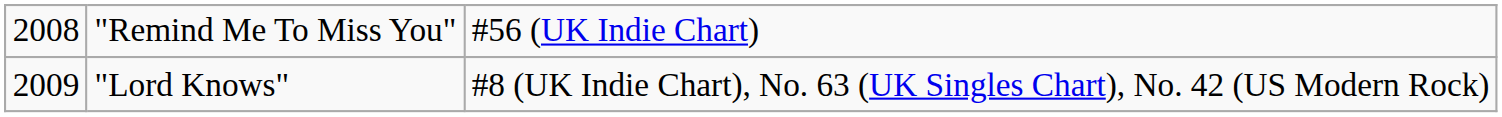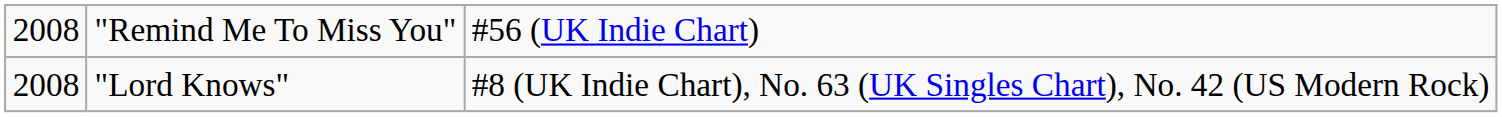(46, 83) 2009 -> (46, 83) 2008
